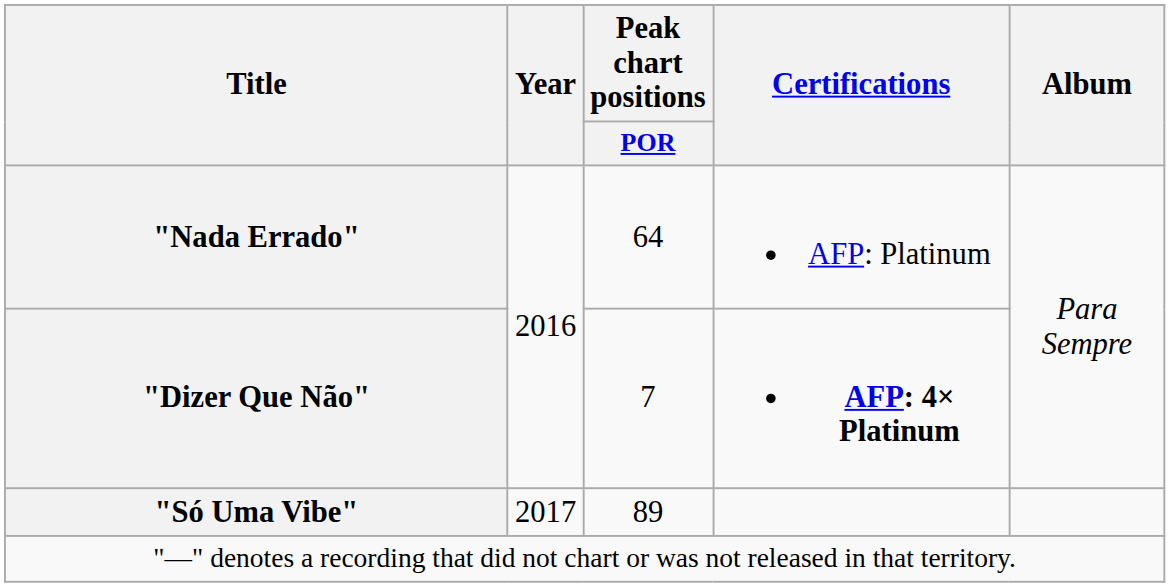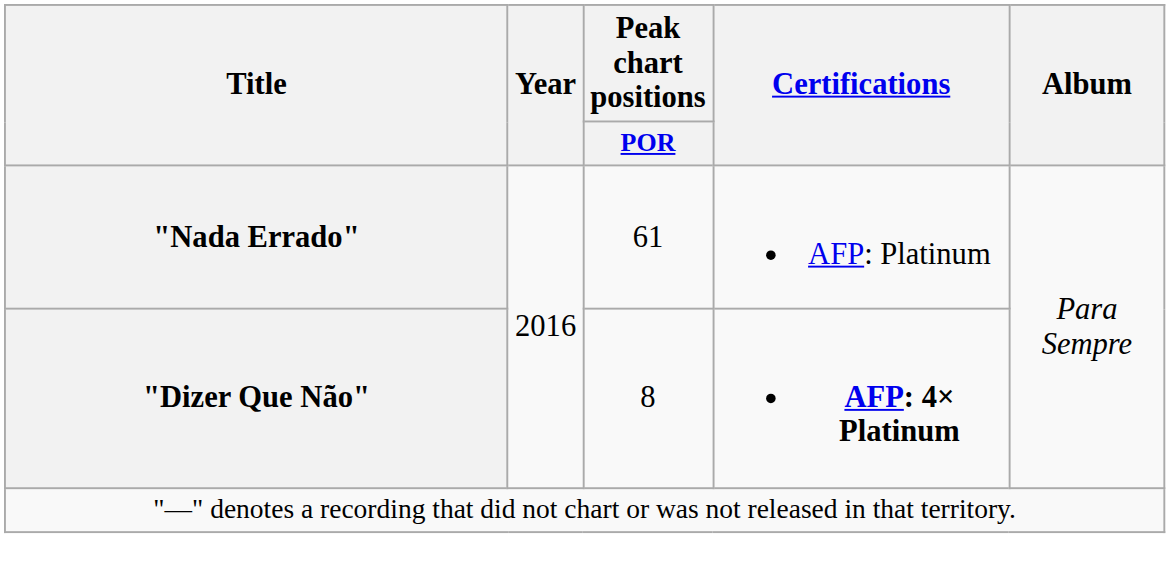(648, 236) 64 -> (648, 236) 61
(648, 397) 7 -> (648, 397) 8
- row: (256, 511)
